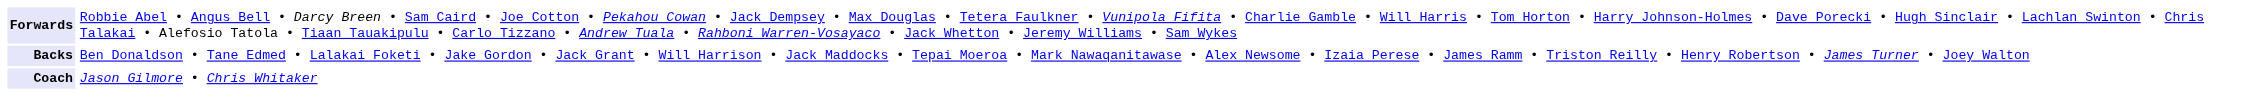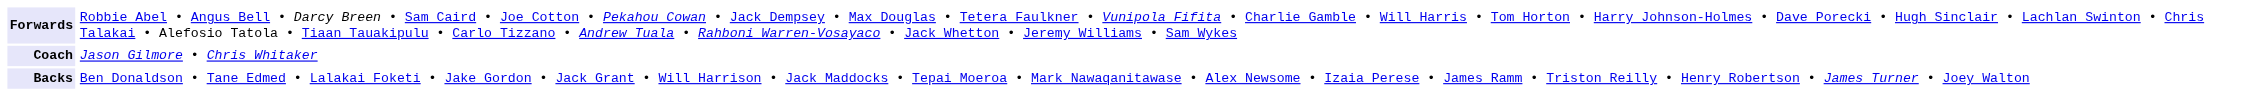rows swapped: (53, 56) <-> (53, 79)
